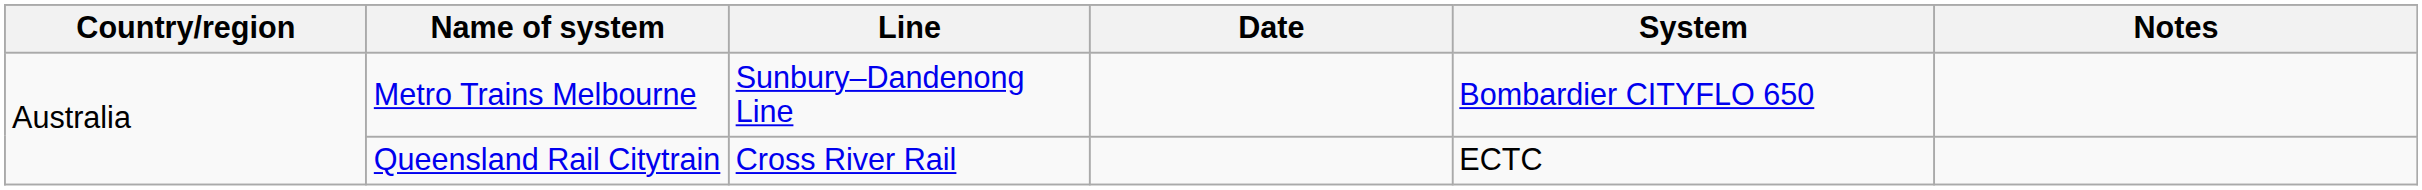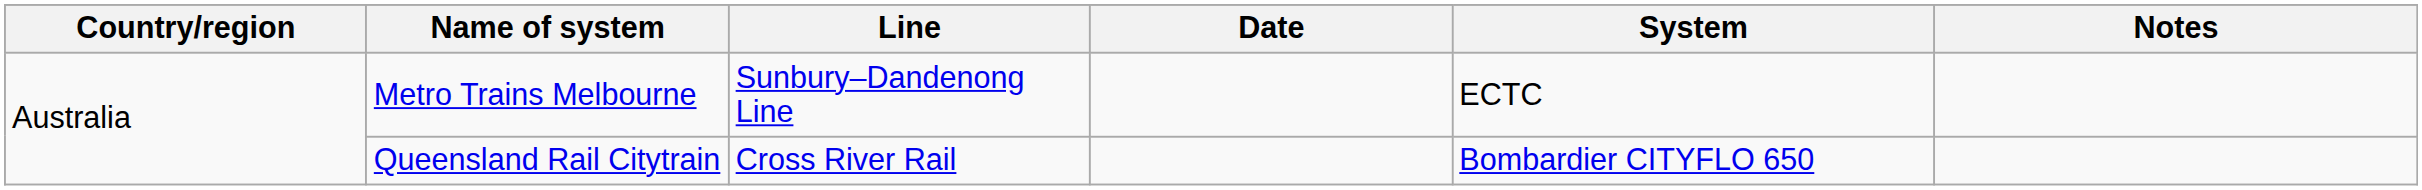(1637, 94) Bombardier CITYFLO 650 -> (1501, 94) ECTC
(1501, 160) ECTC -> (1637, 160) Bombardier CITYFLO 650
